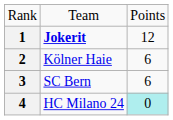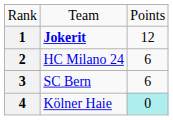(78, 59) Kölner Haie -> (84, 59) HC Milano 24
(84, 103) HC Milano 24 -> (78, 103) Kölner Haie
